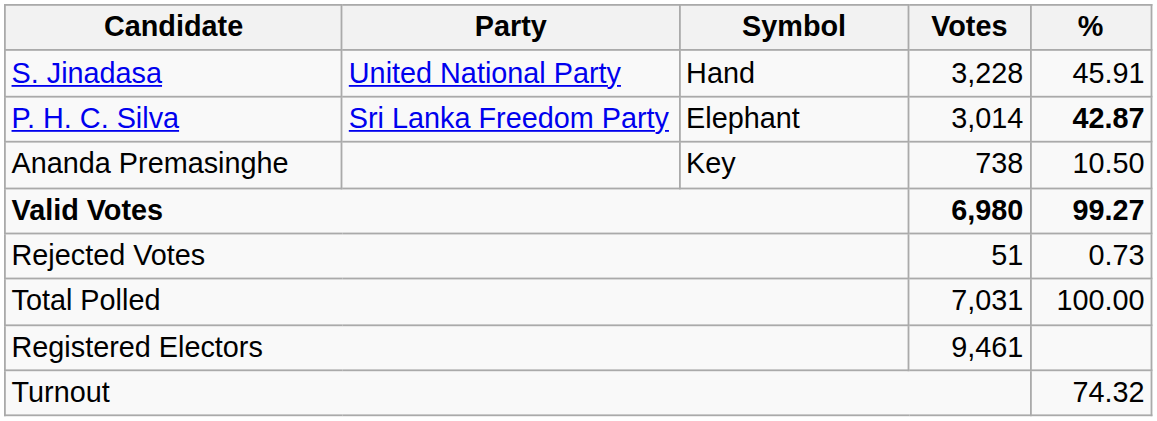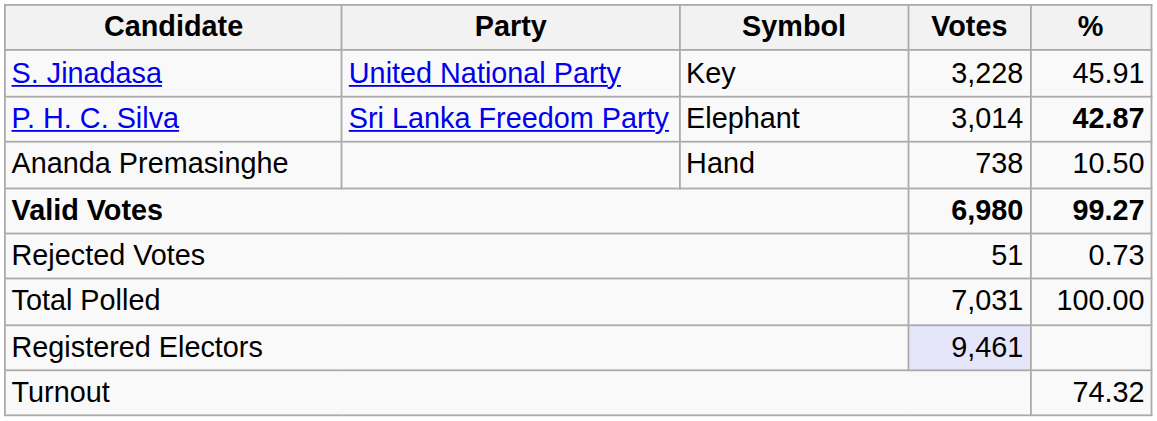(721, 73) Hand -> (711, 73) Key
(711, 164) Key -> (721, 164) Hand
(987, 347) no background -> (987, 347) lavender background
